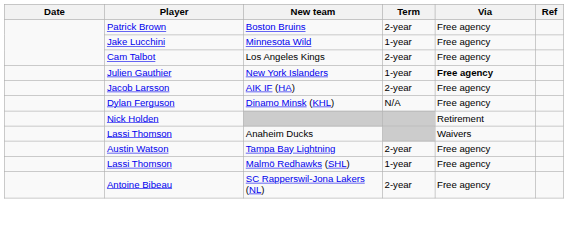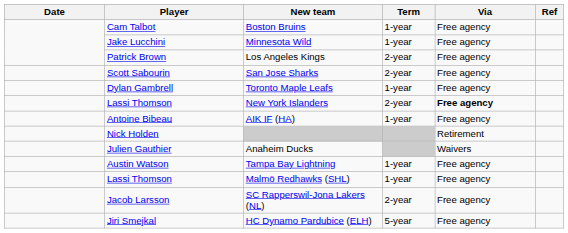(137, 27) Patrick Brown -> (131, 27) Cam Talbot
(398, 27) 2-year -> (398, 27) 1-year
(131, 57) Cam Talbot -> (137, 57) Patrick Brown
+ row: (282, 73)
+ row: (289, 88)
(139, 73) Julien Gauthier -> (139, 103) Lassi Thomson
(398, 73) 1-year -> (398, 103) 2-year
(138, 88) Jacob Larsson -> (139, 118) Antoine Bibeau
(398, 88) 2-year -> (398, 118) 1-year
- row: (290, 103)
(139, 133) Lassi Thomson -> (139, 149) Julien Gauthier
(398, 149) 2-year -> (398, 164) 1-year
(139, 184) Antoine Bibeau -> (138, 200) Jacob Larsson
+ row: (309, 220)
